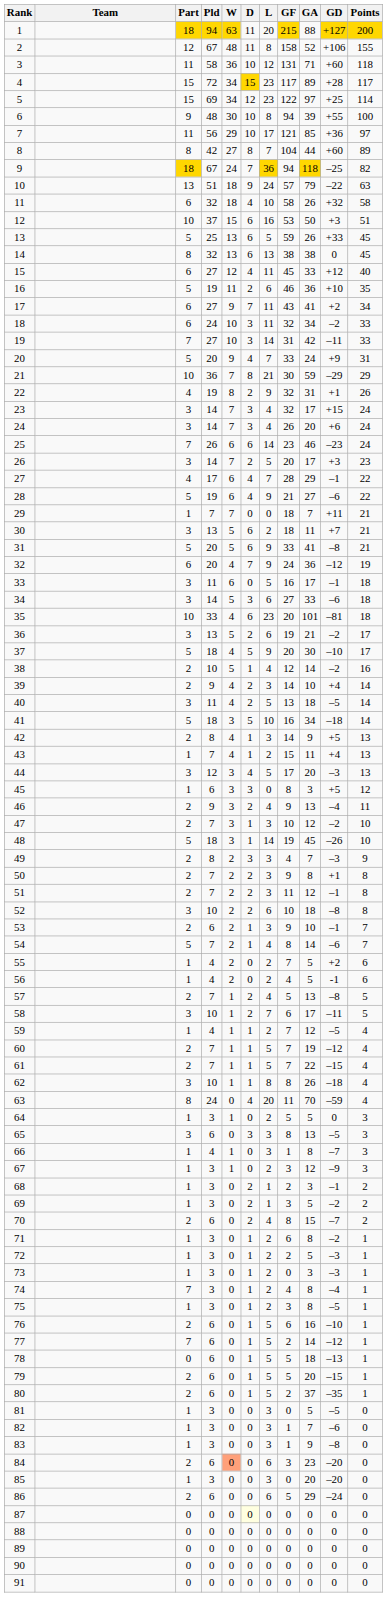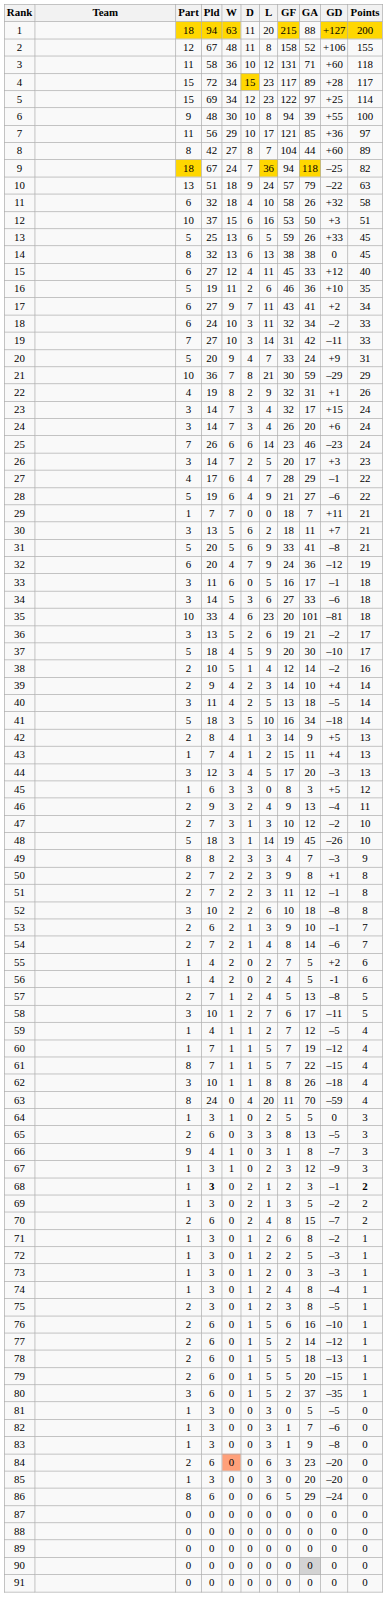(189, 858) 2 -> (189, 858) 8
(189, 944) 5 -> (189, 944) 2
(189, 1048) 2 -> (189, 1048) 1
(189, 1065) 2 -> (189, 1065) 8
(189, 1134) 3 -> (189, 1134) 2
(189, 1151) 1 -> (189, 1151) 9
(212, 1186) normal -> (212, 1186) bold
(365, 1186) normal -> (365, 1186) bold
(189, 1289) 7 -> (189, 1289) 1
(189, 1307) 1 -> (189, 1307) 2
(189, 1341) 7 -> (189, 1341) 2
(189, 1359) 0 -> (189, 1359) 2
(189, 1393) 2 -> (189, 1393) 3
(189, 1497) 2 -> (189, 1497) 8
(250, 1514) lightyellow background -> (250, 1514) no background
(310, 1566) no background -> (310, 1566) lightgrey background
